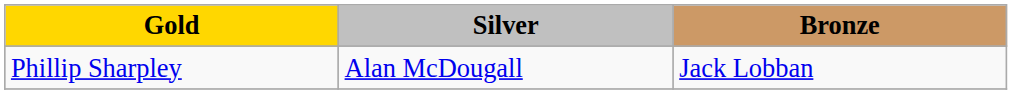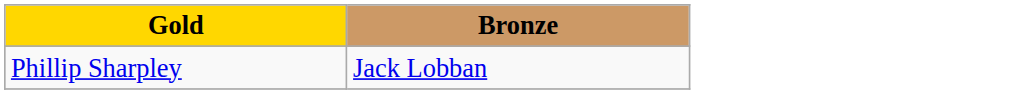- column: (506, 25)
